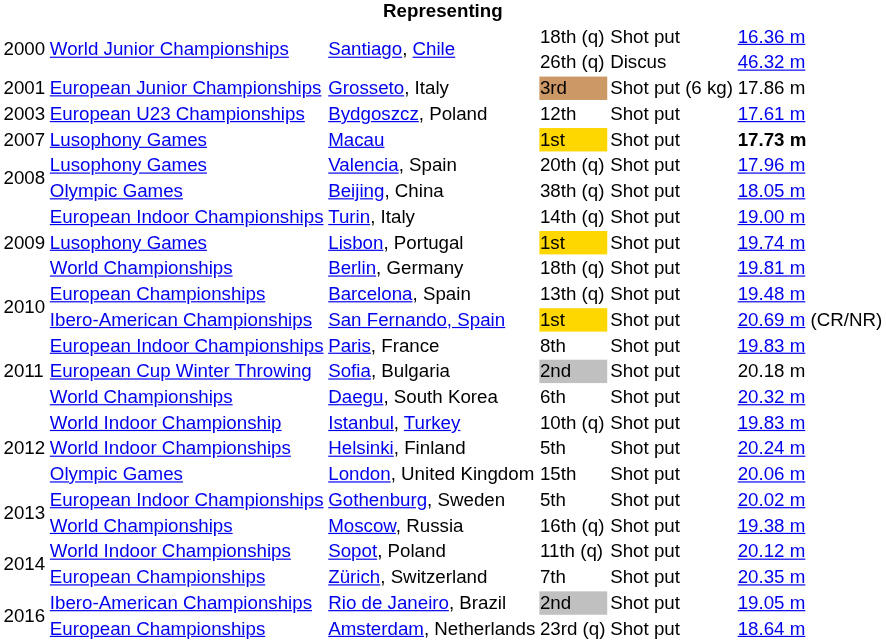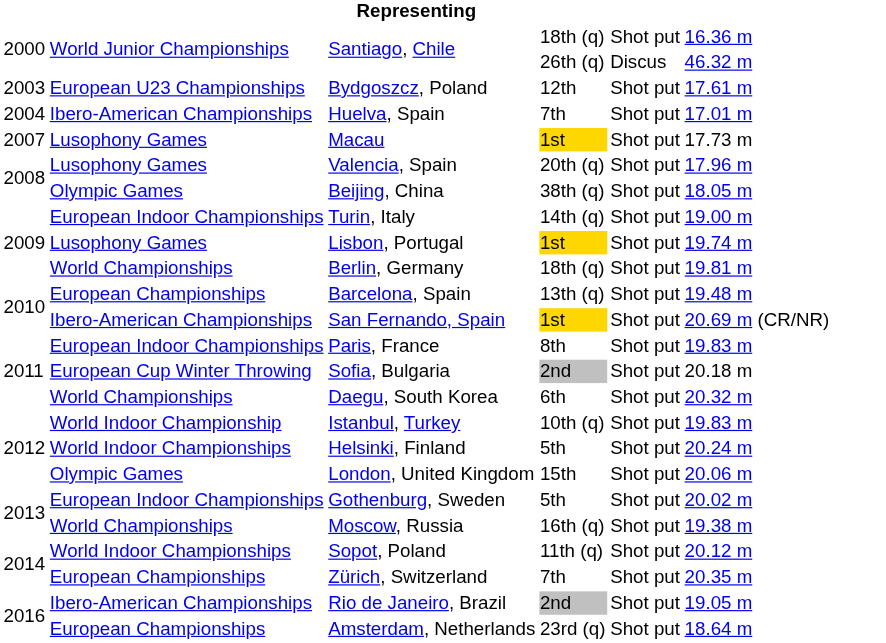- row: (389, 88)
+ row: (387, 113)
(772, 139) bold -> (718, 139) normal
